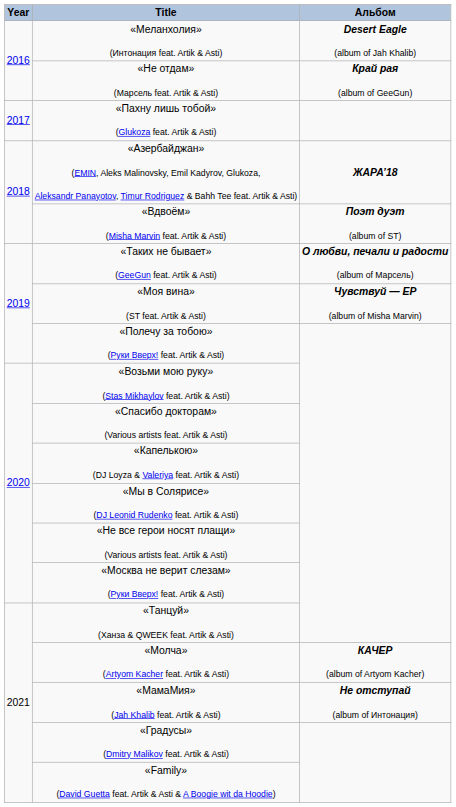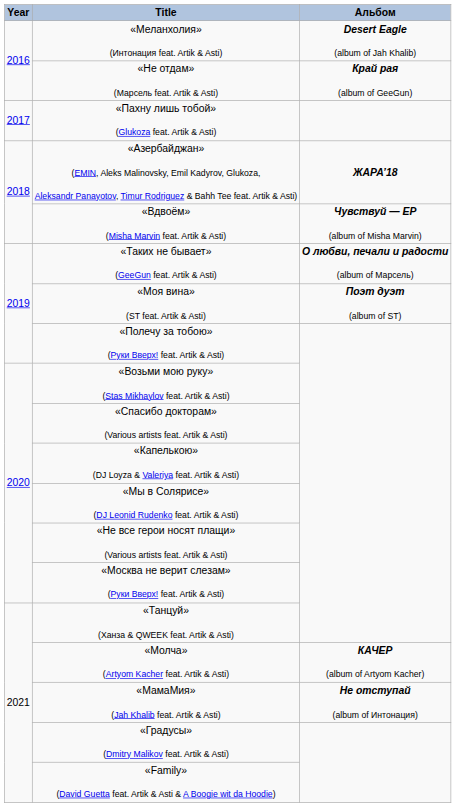(375, 223) Поэт дуэт (album of ST) -> (375, 223) Чувствуй — EP (album of Misha Marvin)
(375, 303) Чувствуй — EP (album of Misha Marvin) -> (375, 303) Поэт дуэт (album of ST)
